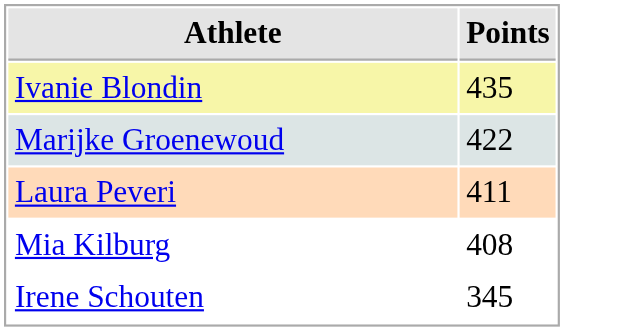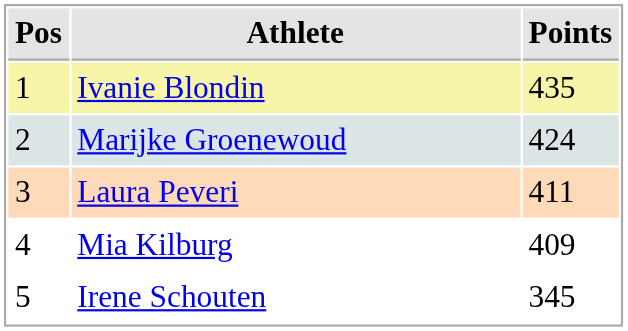+ column: (38, 32)
(490, 139) 422 -> (552, 139) 424
(490, 244) 408 -> (552, 244) 409
